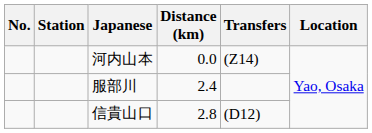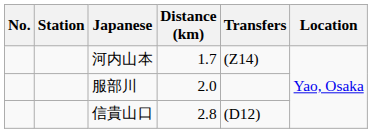(207, 59) 0.0 -> (207, 59) 1.7
(207, 86) 2.4 -> (207, 86) 2.0
